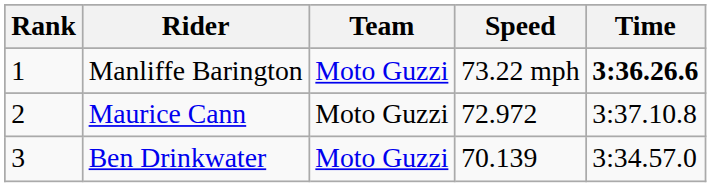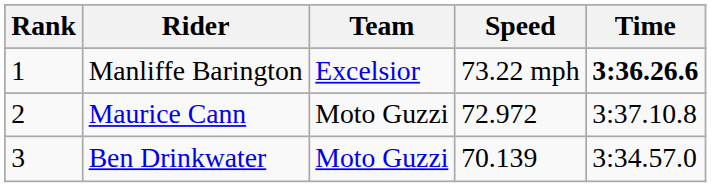(382, 70) Moto Guzzi -> (368, 70) Excelsior
